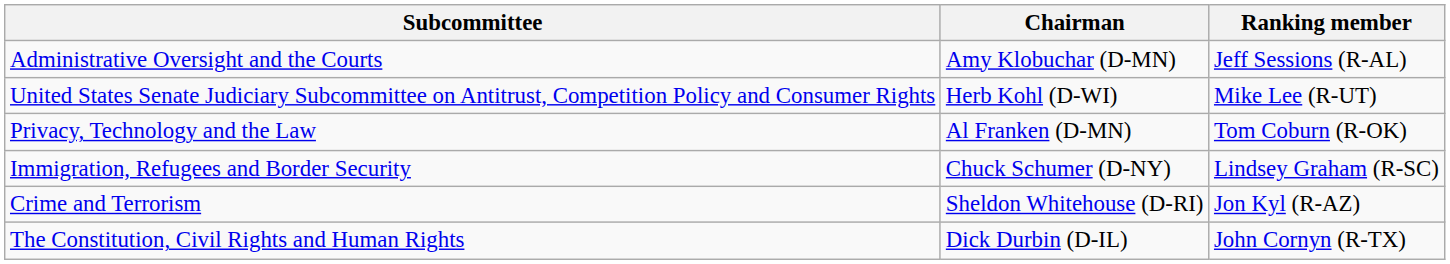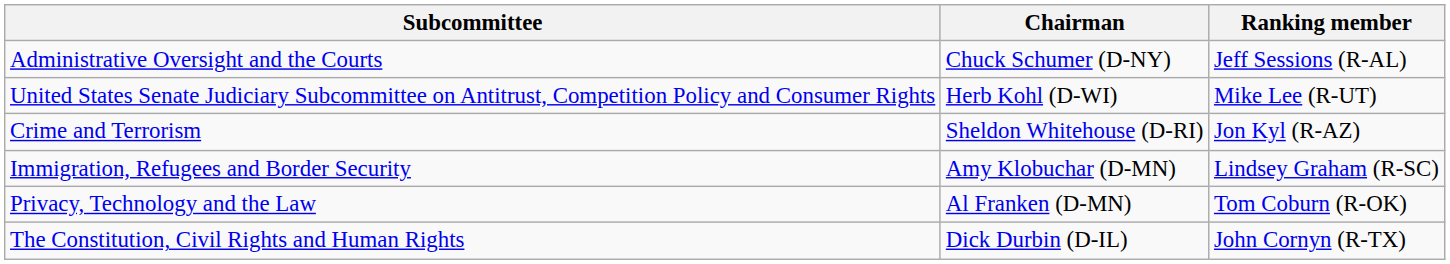(1061, 58) Amy Klobuchar (D-MN) -> (1058, 58) Chuck Schumer (D-NY)
rows swapped: (106, 204) <-> (163, 131)
(1058, 167) Chuck Schumer (D-NY) -> (1061, 167) Amy Klobuchar (D-MN)
